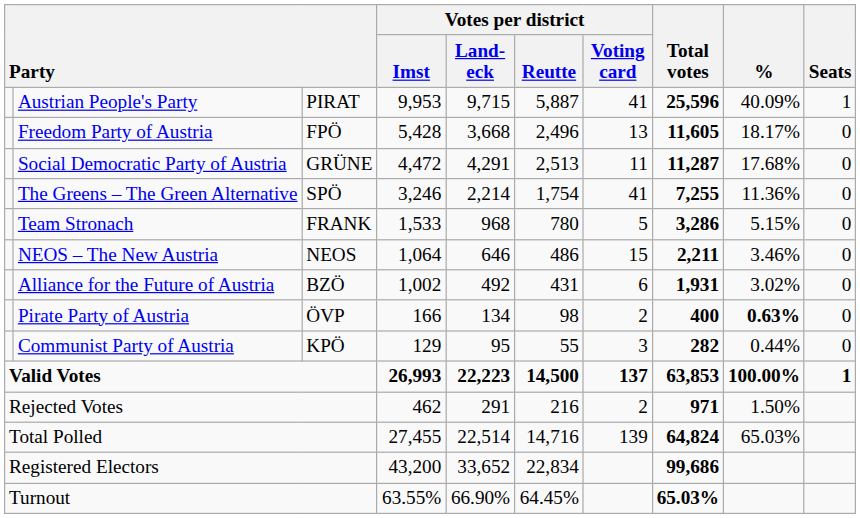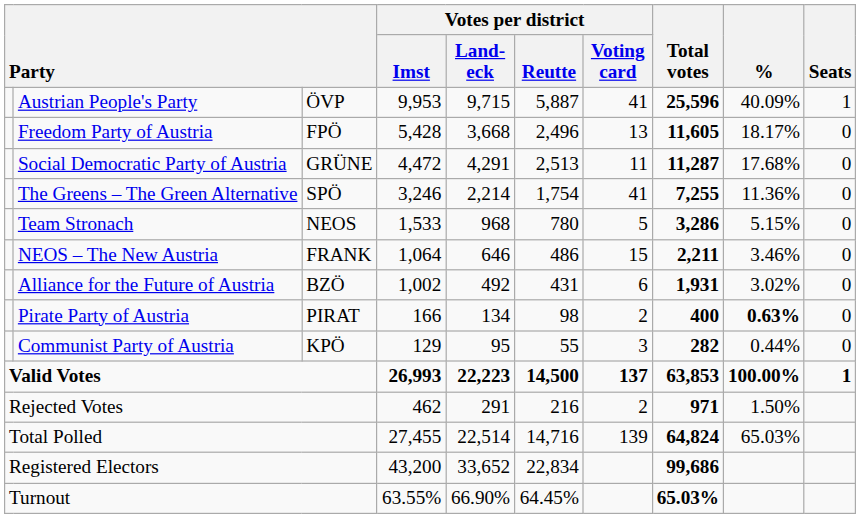(333, 102) PIRAT -> (325, 102) ÖVP
(339, 224) FRANK -> (331, 224) NEOS
(331, 254) NEOS -> (339, 254) FRANK
(325, 315) ÖVP -> (333, 315) PIRAT
